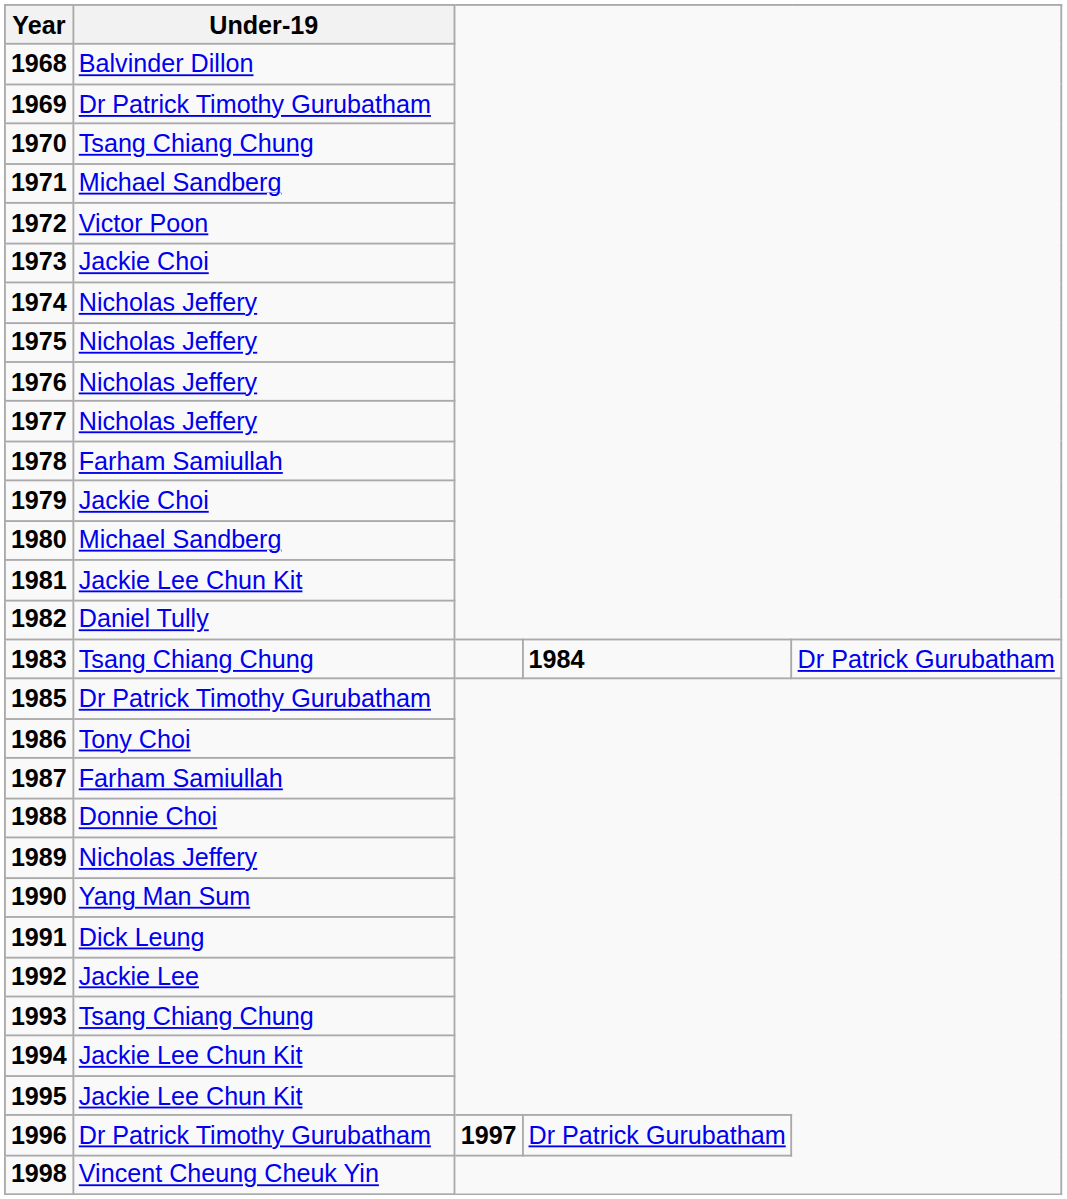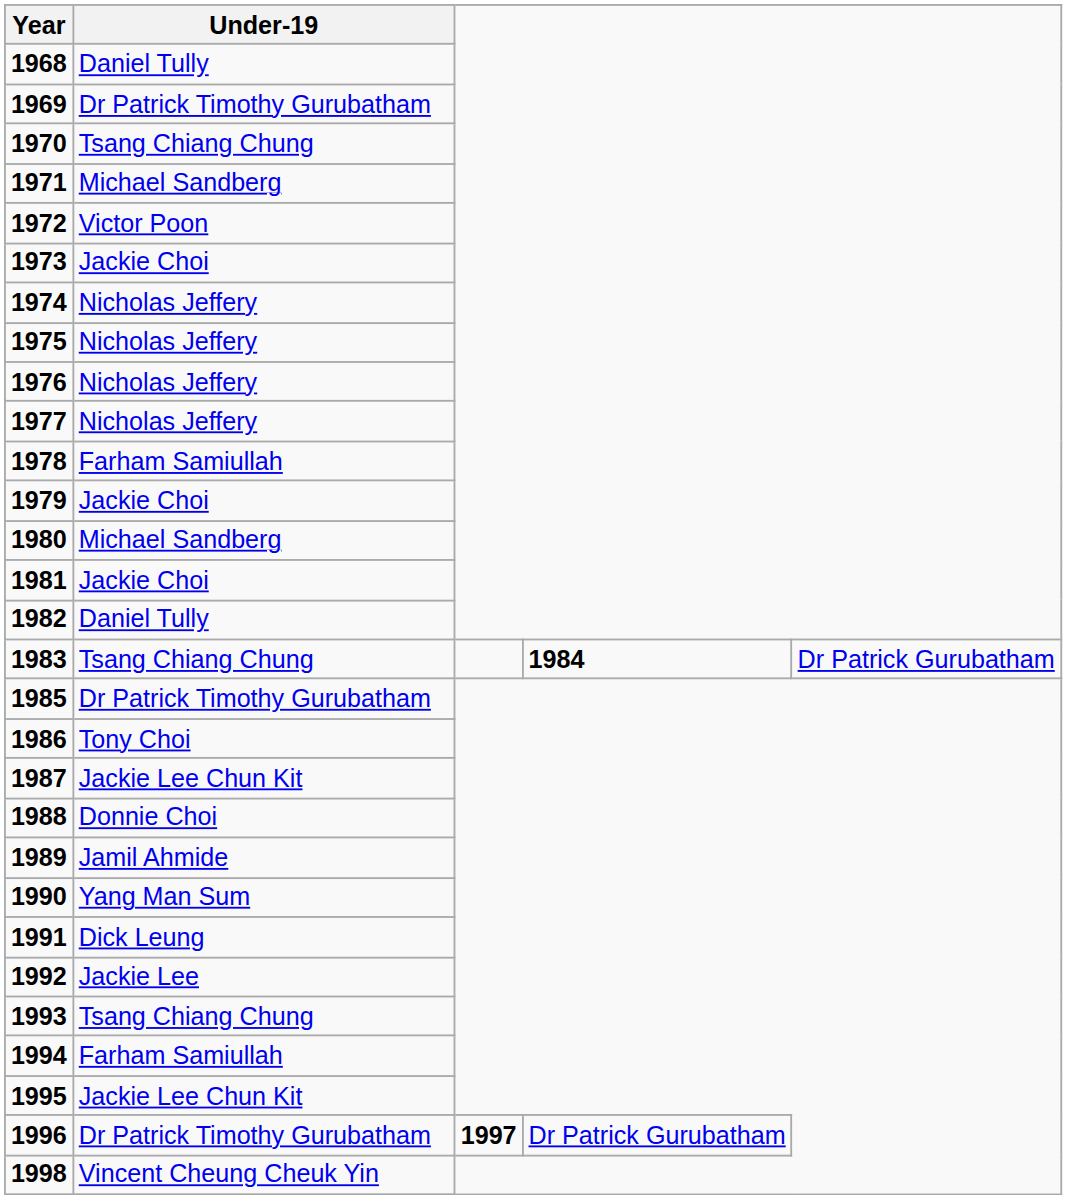(166, 64) Balvinder Dillon -> (144, 64) Daniel Tully
(191, 580) Jackie Lee Chun Kit -> (144, 580) Jackie Choi
(181, 778) Farham Samiullah -> (191, 778) Jackie Lee Chun Kit
(168, 857) Nicholas Jeffery -> (154, 857) Jamil Ahmide
(191, 1055) Jackie Lee Chun Kit -> (181, 1055) Farham Samiullah
